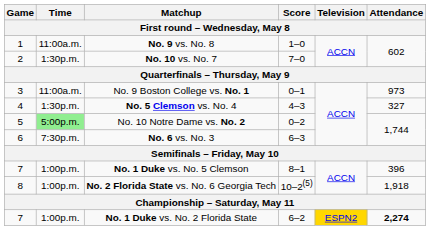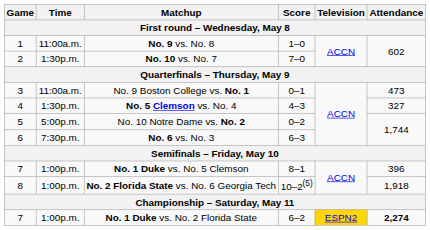(396, 91) 973 -> (396, 91) 473
(60, 122) lightgreen background -> (60, 122) no background
